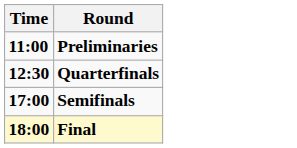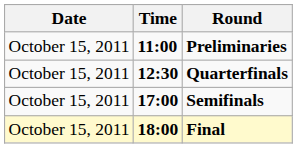+ column: (69, 18)
